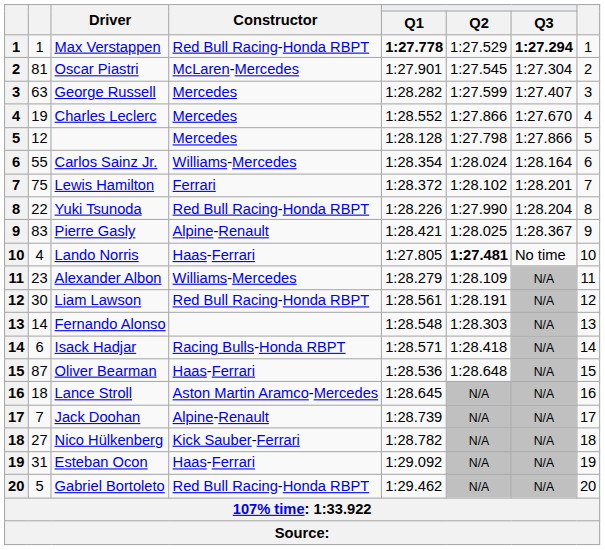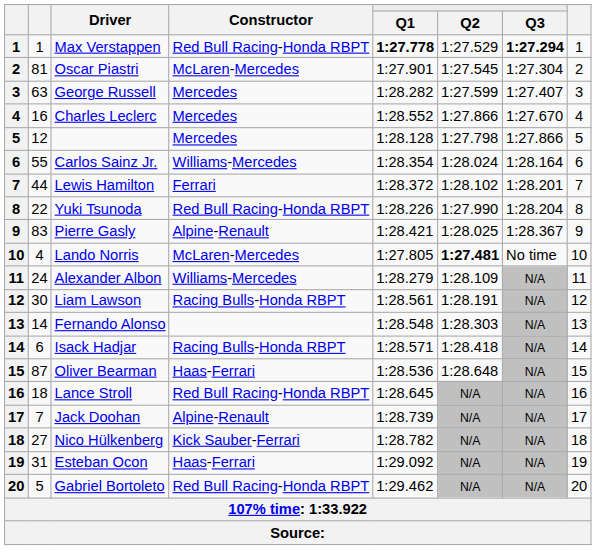(39, 115) 19 -> (39, 115) 16
(39, 185) 75 -> (39, 185) 44
(214, 254) Haas-Ferrari -> (236, 254) McLaren-Mercedes
(39, 277) 23 -> (39, 277) 24
(271, 300) Red Bull Racing-Honda RBPT -> (259, 300) Racing Bulls-Honda RBPT
(275, 393) Aston Martin Aramco-Mercedes -> (271, 393) Red Bull Racing-Honda RBPT
